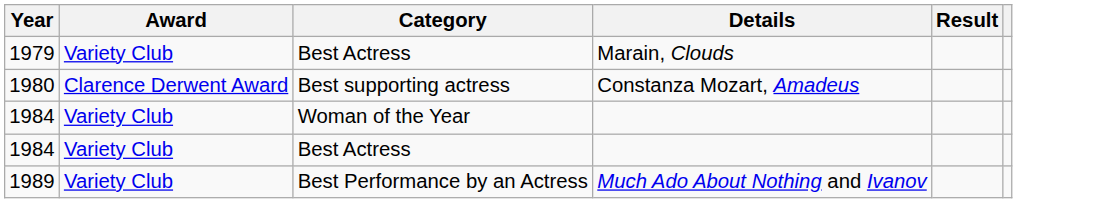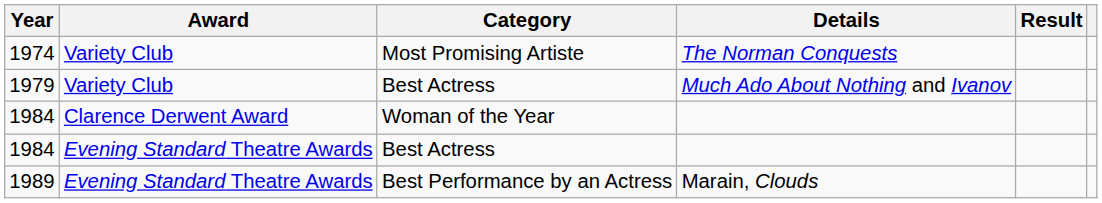+ row: (32, 52)
(666, 52) Marain, Clouds -> (846, 85) Much Ado About Nothing and Ivanov
- row: (32, 85)
(118, 117) Variety Club -> (176, 117) Clarence Derwent Award
(118, 149) Variety Club -> (218, 149) Evening Standard Theatre Awards
(118, 181) Variety Club -> (218, 181) Evening Standard Theatre Awards
(762, 181) Much Ado About Nothing and Ivanov -> (750, 181) Marain, Clouds
